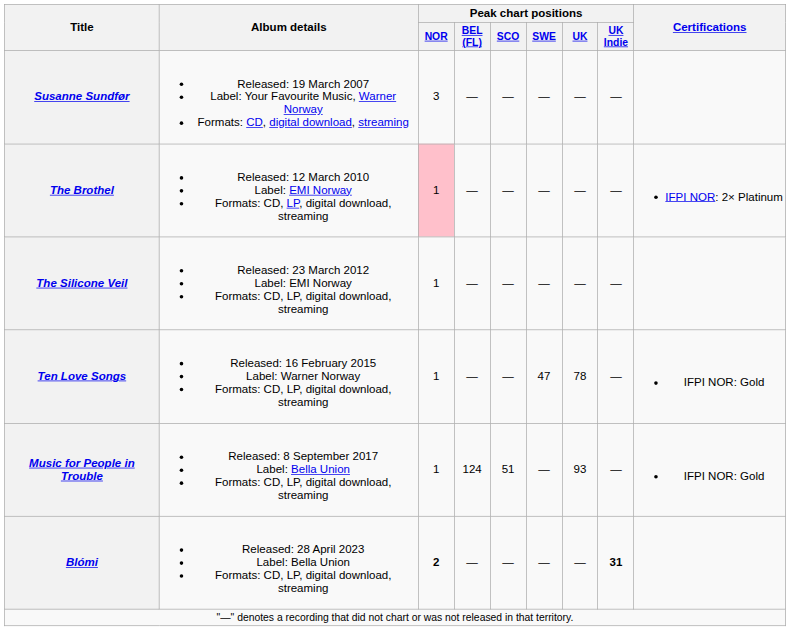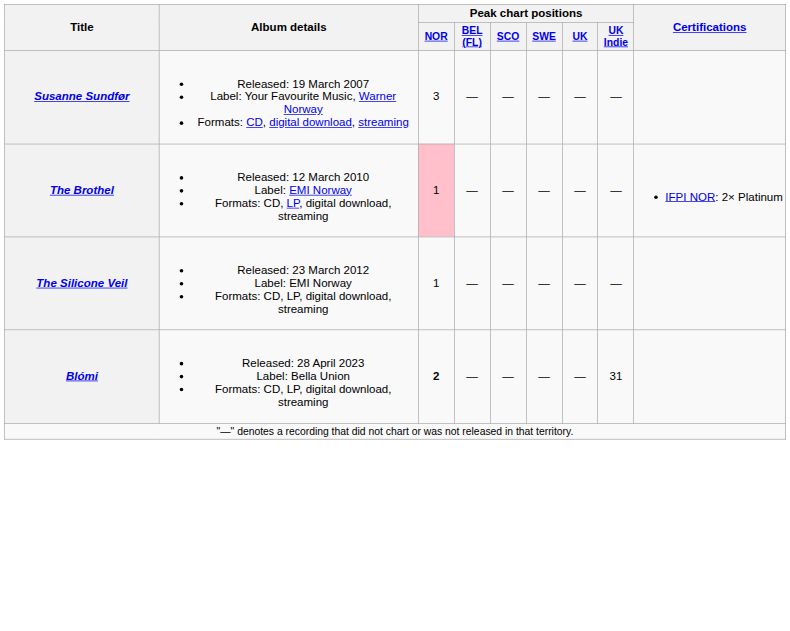- row: (82, 376)
- row: (82, 469)
(616, 562) bold -> (616, 376) normal
